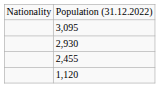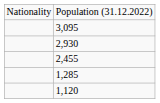+ row: (67, 75)
